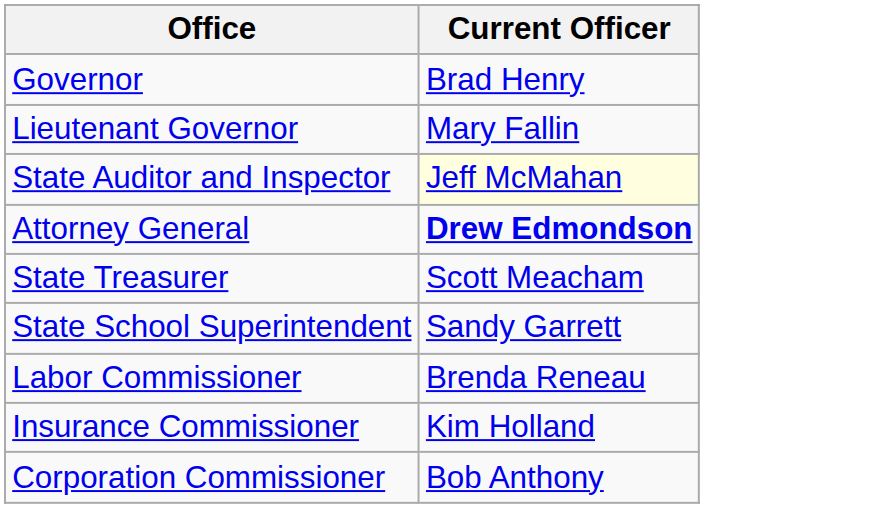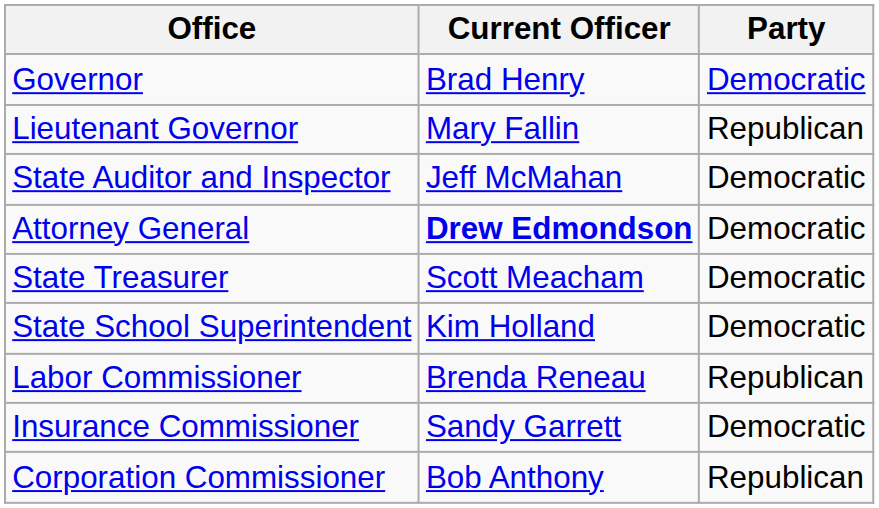+ column: (786, 29)
(524, 178) lightyellow background -> (524, 178) no background
(524, 327) Sandy Garrett -> (510, 327) Kim Holland
(510, 427) Kim Holland -> (524, 427) Sandy Garrett
